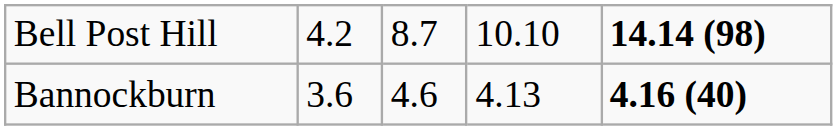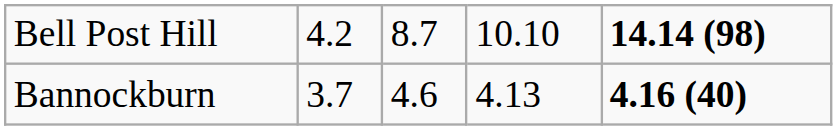(330, 93) 3.6 -> (330, 93) 3.7
